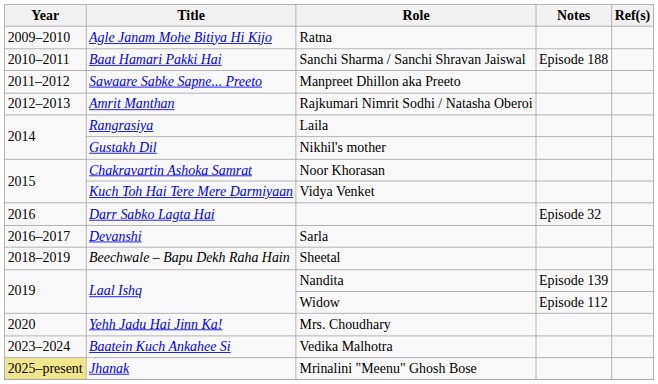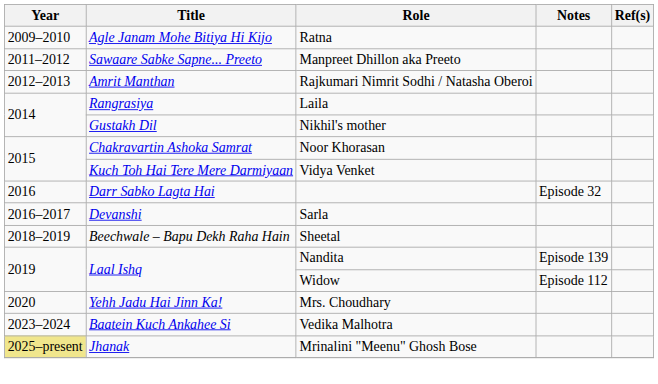- row: (155, 59)
